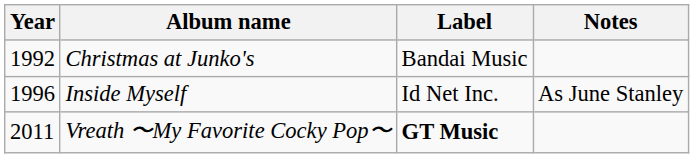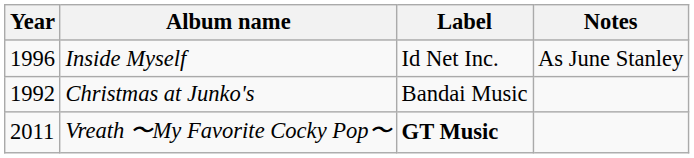rows swapped: (160, 58) <-> (126, 93)
